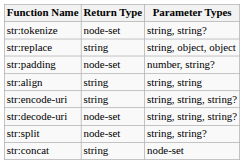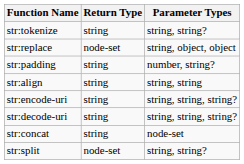(102, 30) node-set -> (96, 30) string
(96, 47) string -> (102, 47) node-set
(102, 64) node-set -> (96, 64) string
(102, 116) node-set -> (96, 116) string
rows swapped: (28, 151) <-> (23, 133)
